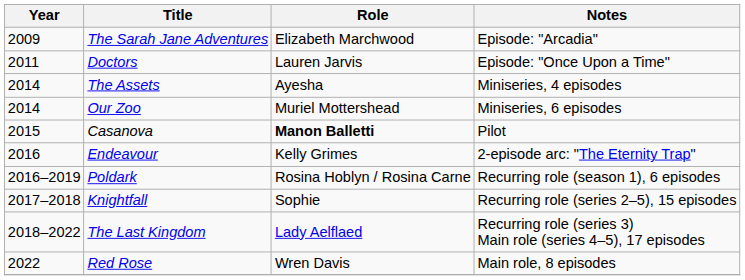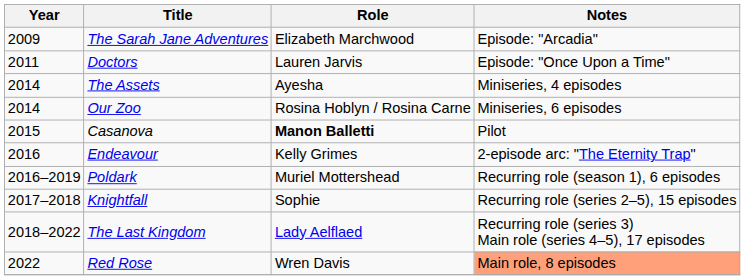(337, 108) Muriel Mottershead -> (373, 108) Rosina Hoblyn / Rosina Carne
(373, 177) Rosina Hoblyn / Rosina Carne -> (337, 177) Muriel Mottershead
(547, 263) no background -> (547, 263) lightsalmon background
